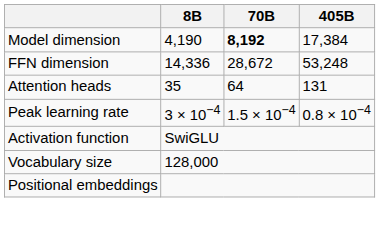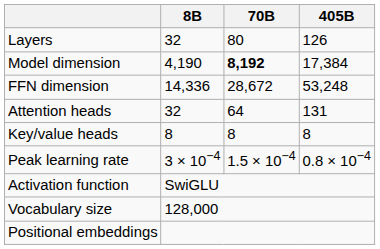+ row: (30, 39)
(173, 87) 35 -> (173, 110) 32
+ row: (63, 134)
